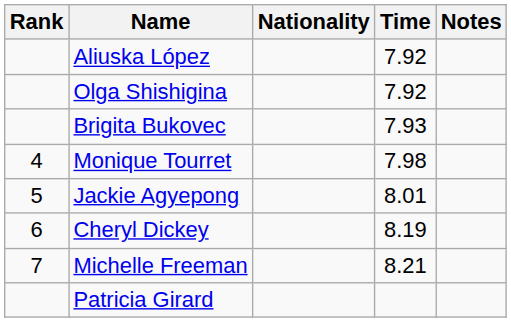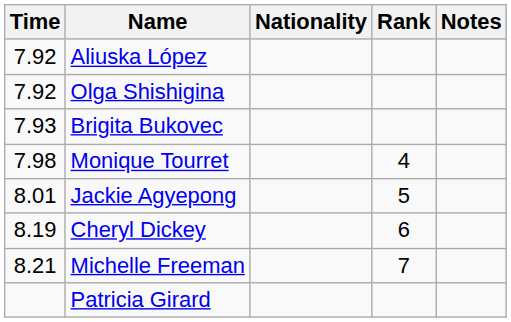columns swapped: (37, 21) <-> (405, 21)
